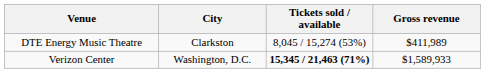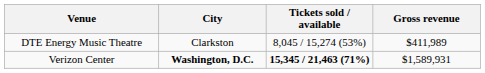(212, 59) normal -> (212, 59) bold
(426, 59) $1,589,933 -> (426, 59) $1,589,931
